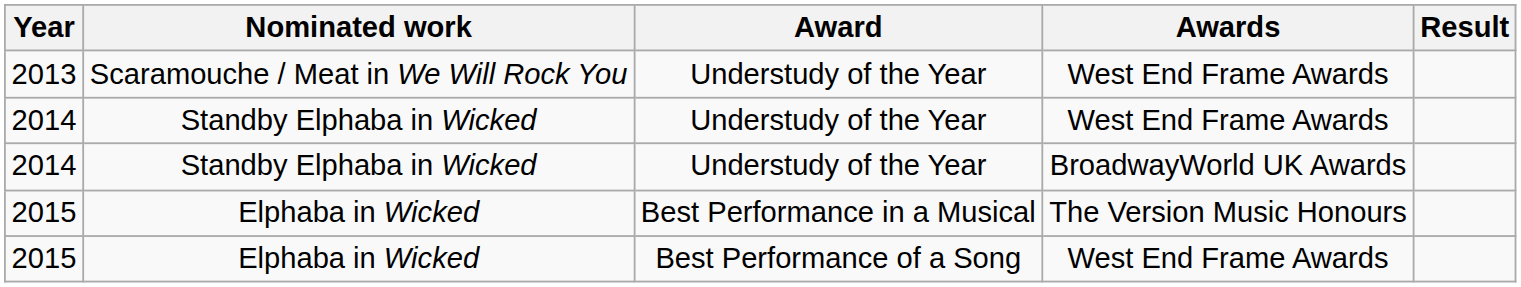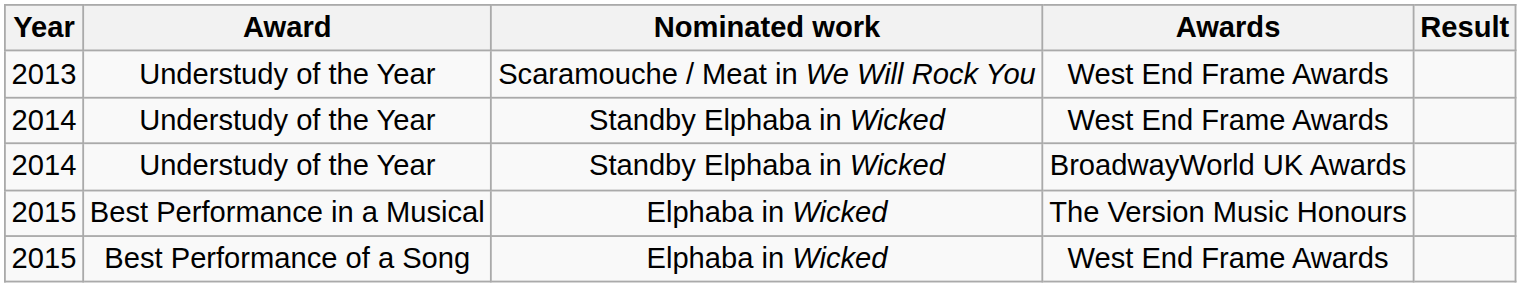columns swapped: (359, 27) <-> (838, 27)
